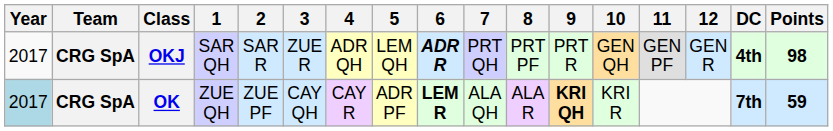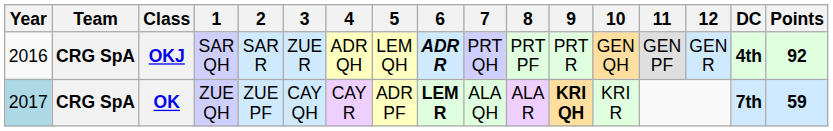(28, 55) 2017 -> (28, 55) 2016
(797, 55) 98 -> (797, 55) 92
